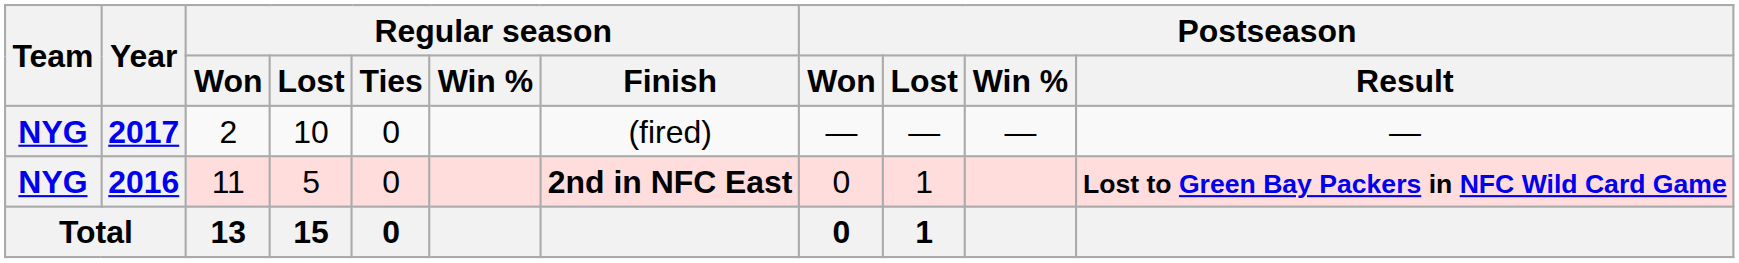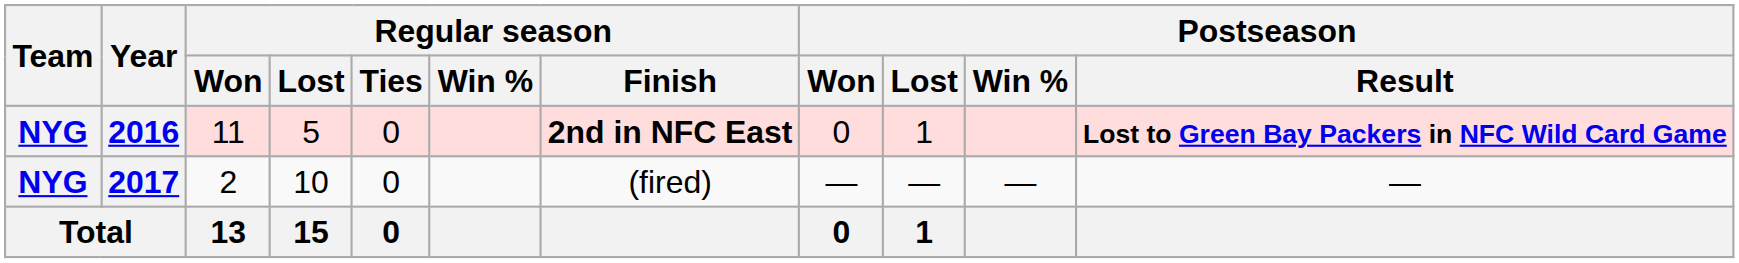rows swapped: (144, 182) <-> (144, 132)
